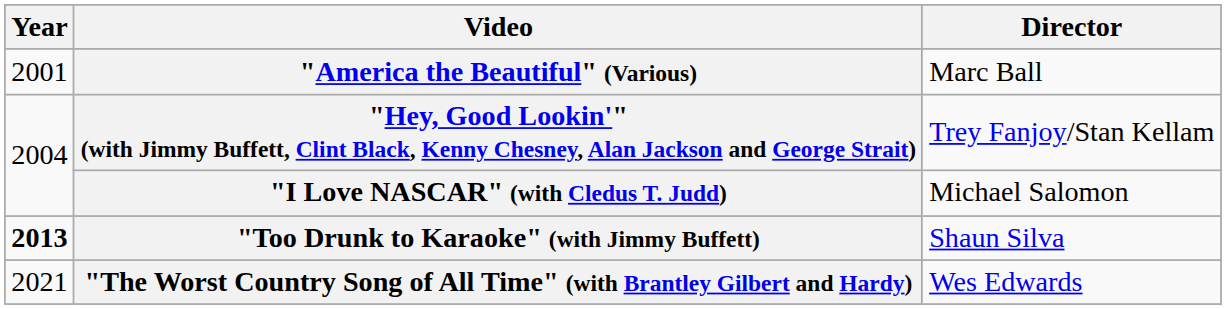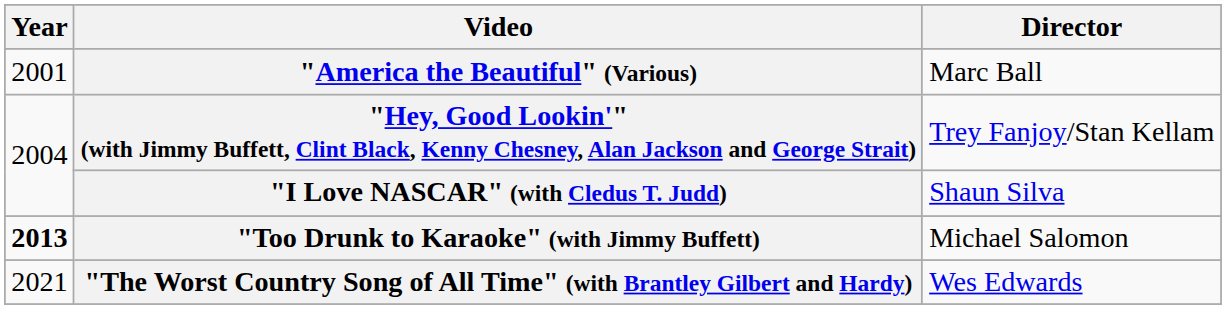(1029, 192) Michael Salomon -> (997, 192) Shaun Silva
(997, 237) Shaun Silva -> (1029, 237) Michael Salomon
